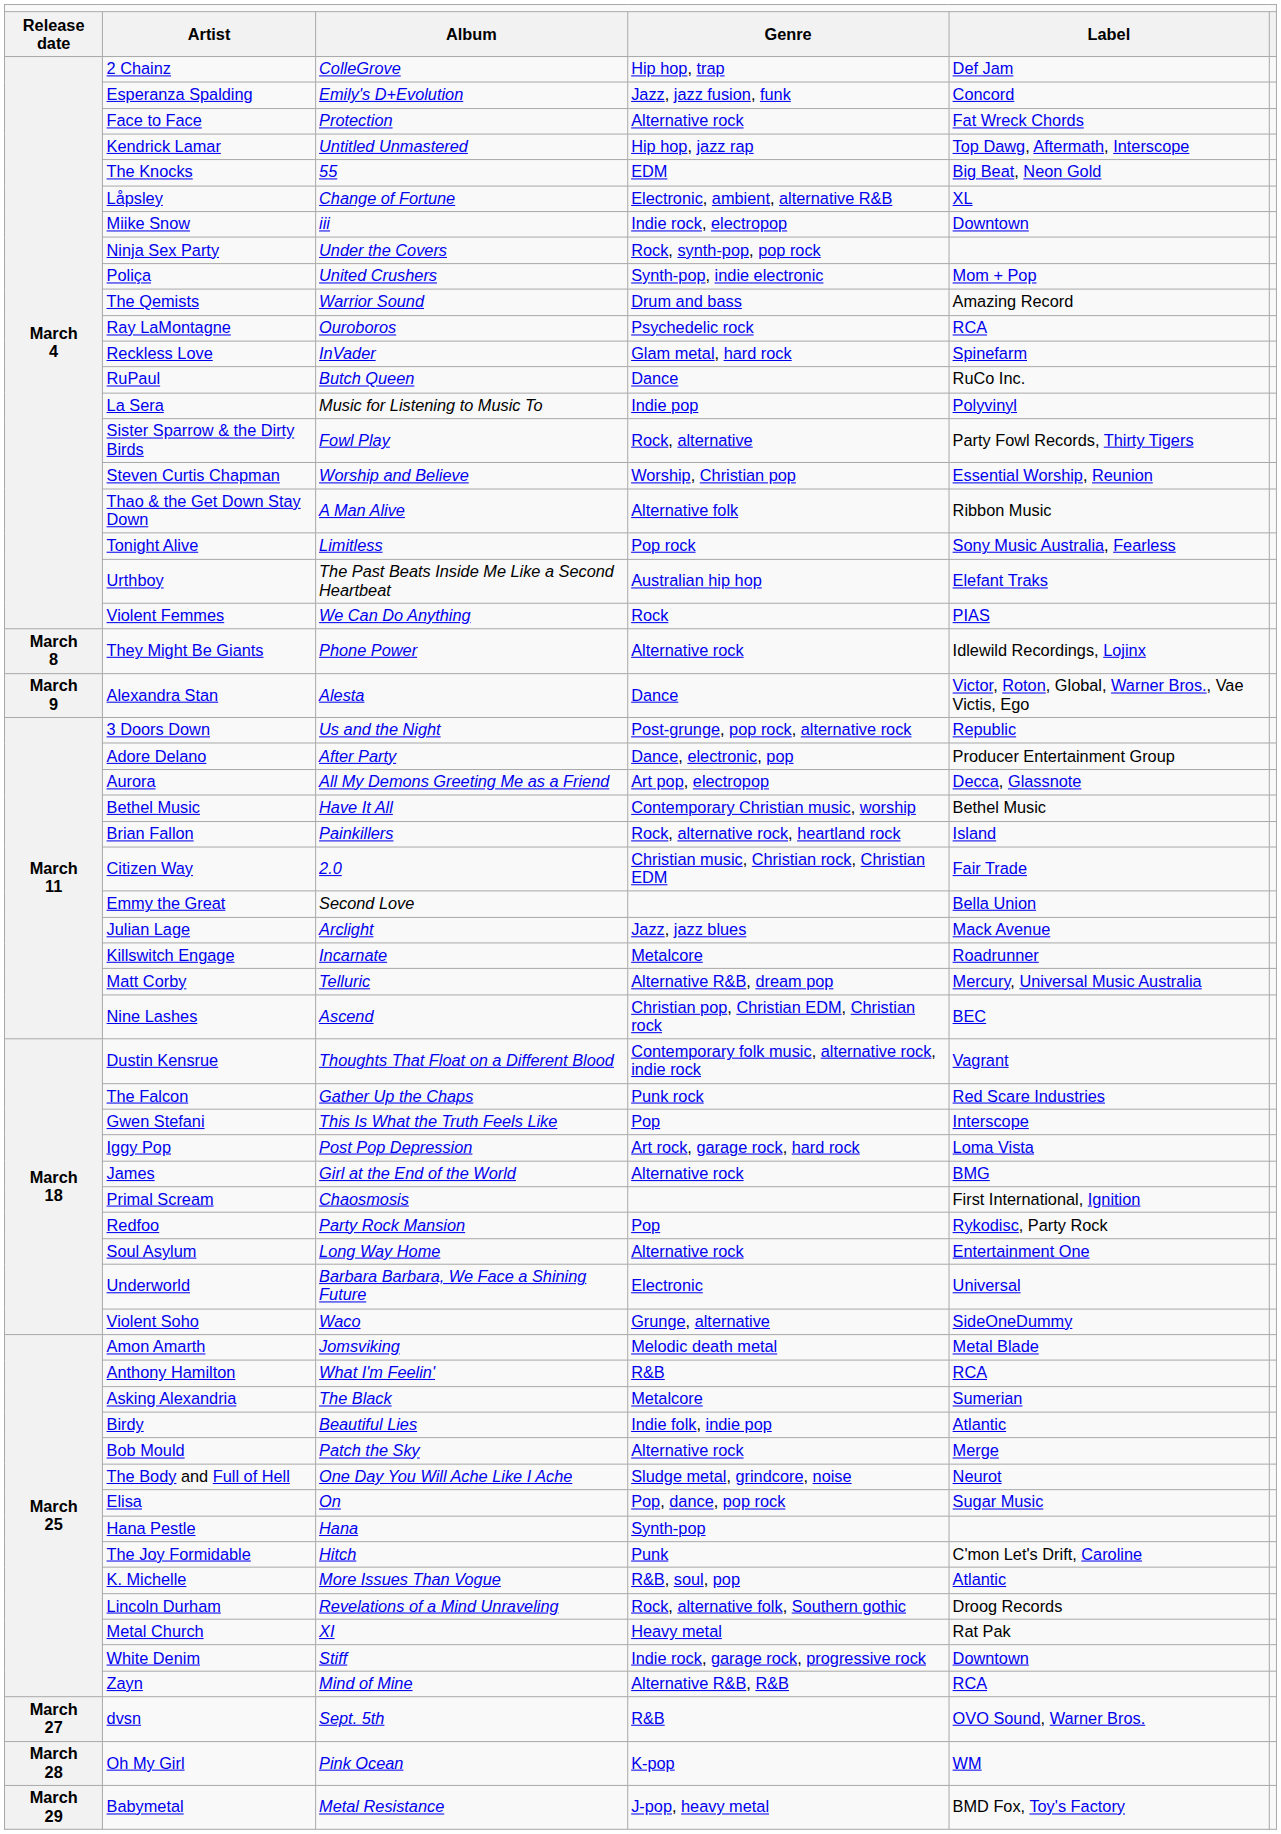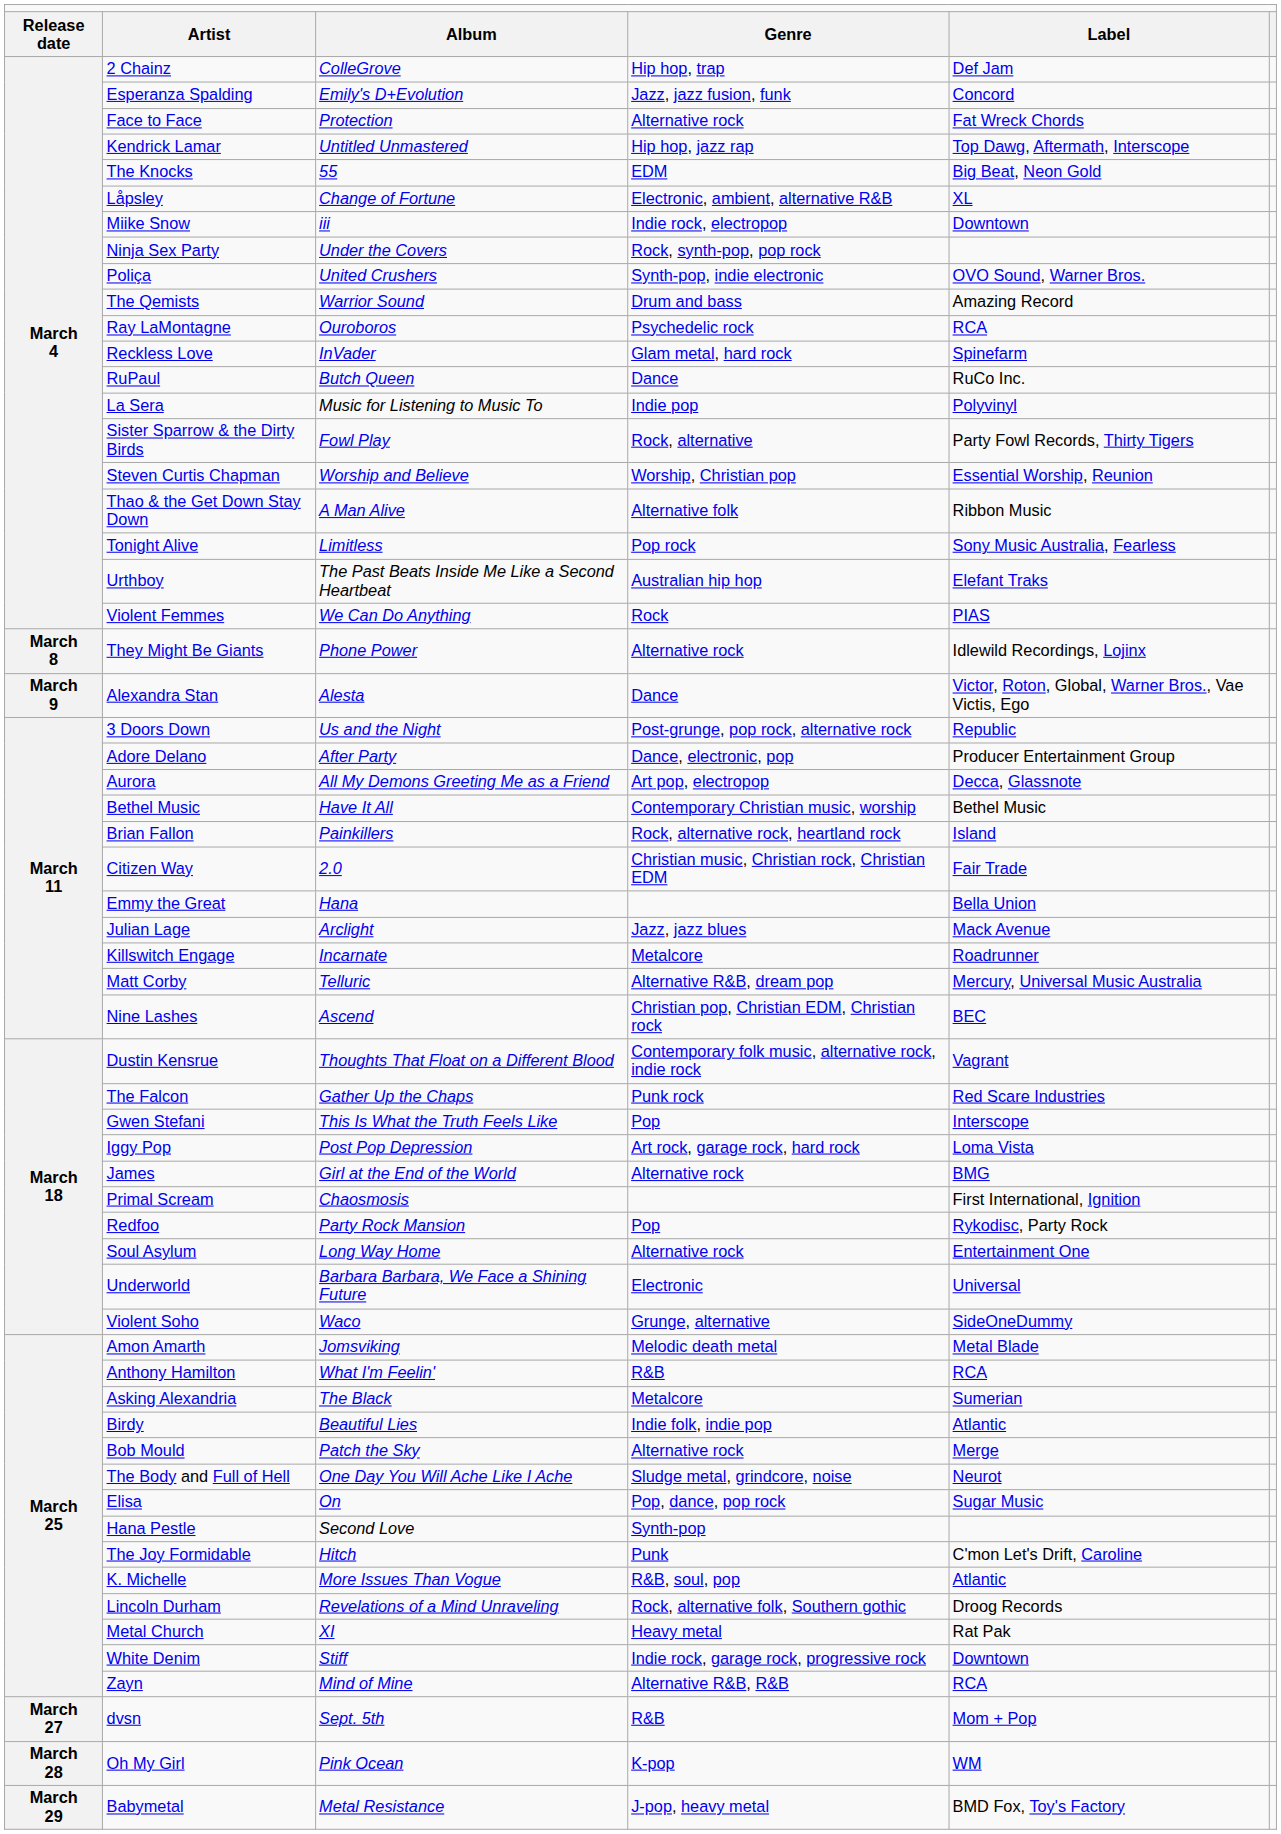(995, 276) Mom + Pop -> (1049, 276) OVO Sound, Warner Bros.
(367, 904) Second Love -> (339, 904) Hana
(339, 1528) Hana -> (367, 1528) Second Love
(1049, 1718) OVO Sound, Warner Bros. -> (995, 1718) Mom + Pop
